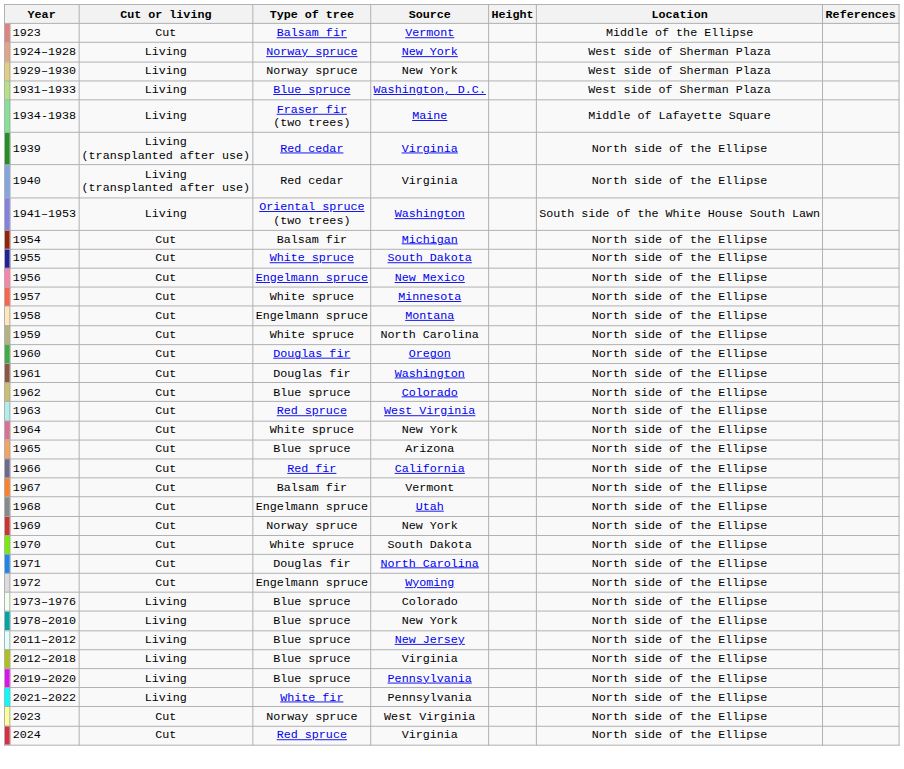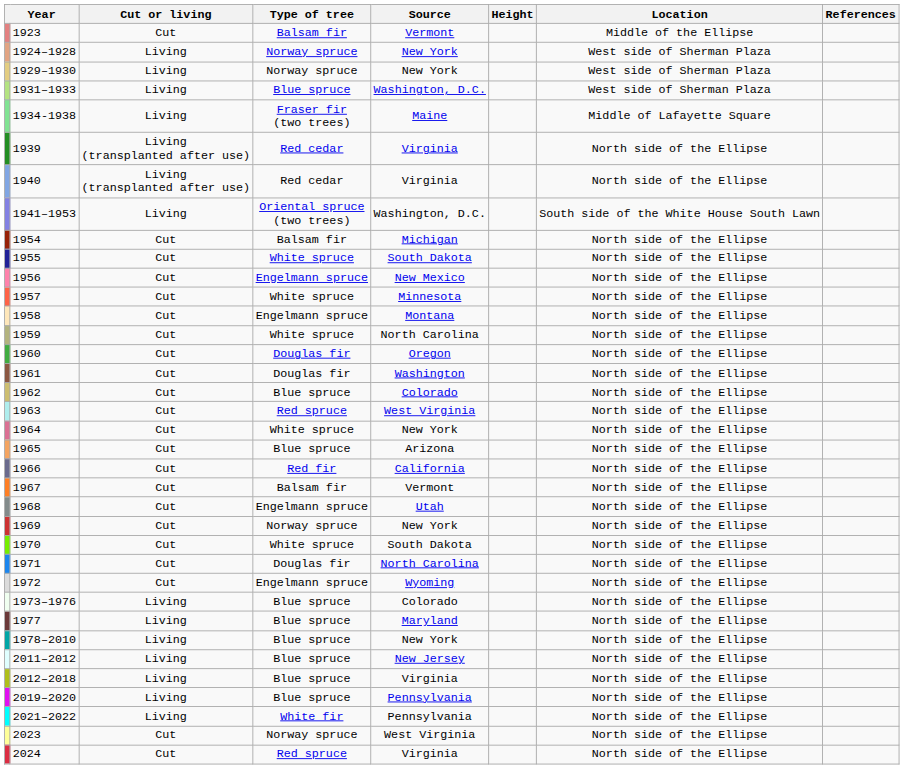(430, 214) Washington -> (430, 214) Washington, D.C.
+ row: (27, 621)
